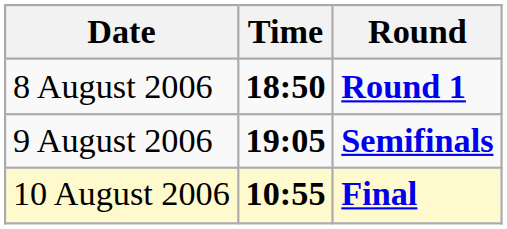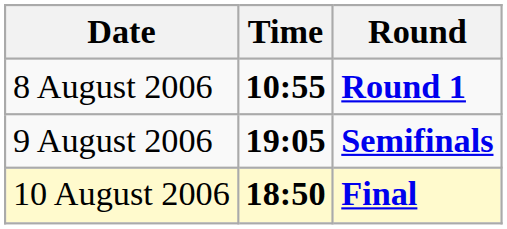(286, 85) 18:50 -> (286, 85) 10:55
(286, 194) 10:55 -> (286, 194) 18:50
